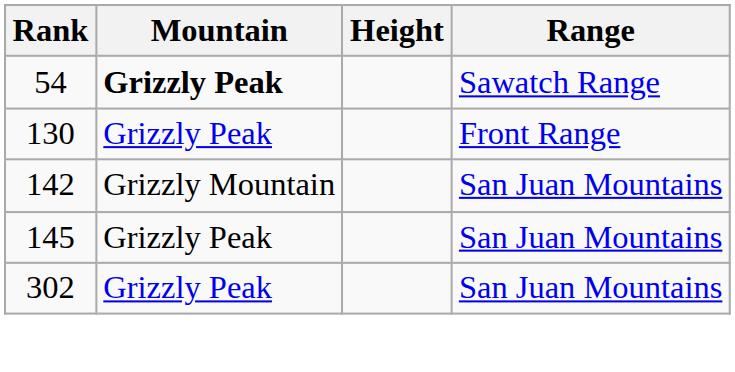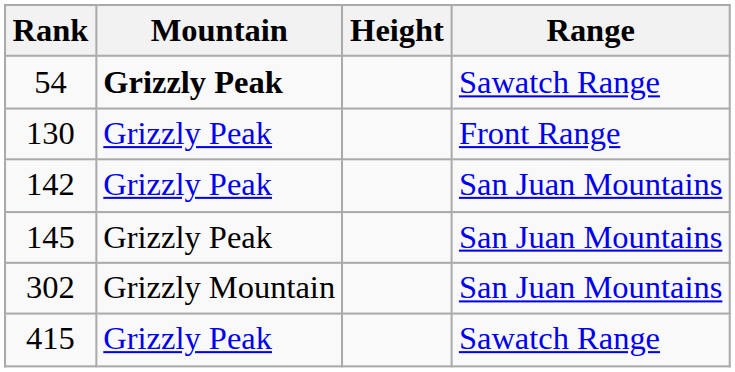(219, 184) Grizzly Mountain -> (188, 184) Grizzly Peak
(188, 287) Grizzly Peak -> (219, 287) Grizzly Mountain
+ row: (50, 339)
